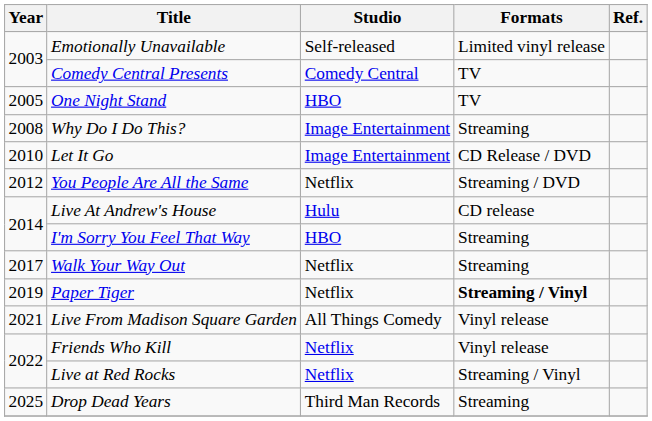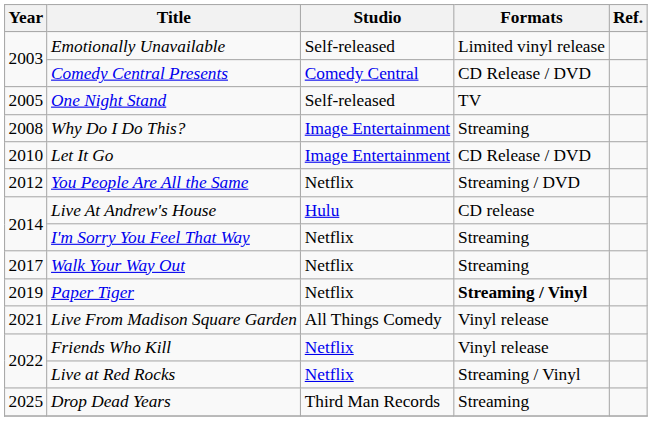(470, 73) TV -> (525, 73) CD Release / DVD
(323, 100) HBO -> (350, 100) Self-released
(323, 237) HBO -> (329, 237) Netflix
